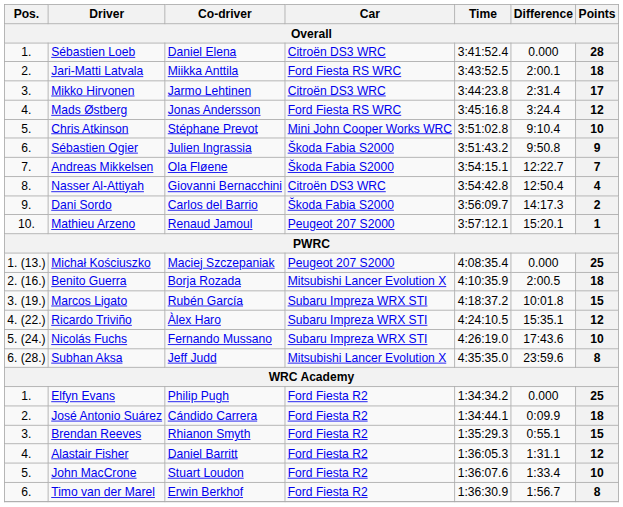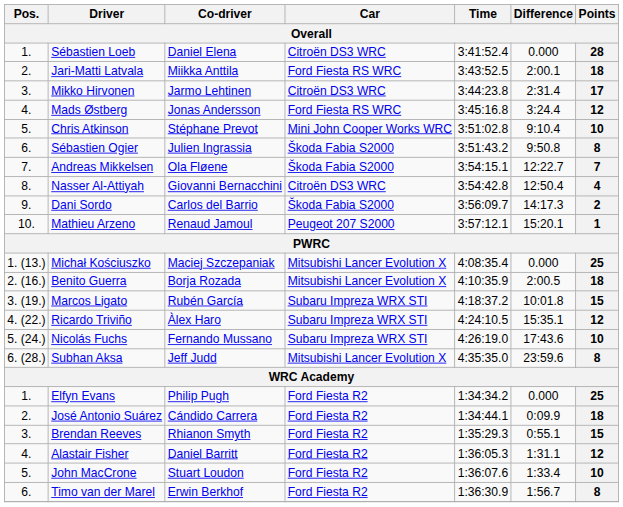(597, 148) 9 -> (597, 148) 8
(341, 263) Peugeot 207 S2000 -> (367, 263) Mitsubishi Lancer Evolution X
